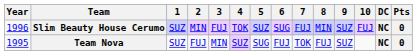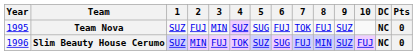rows swapped: (99, 42) <-> (99, 27)
